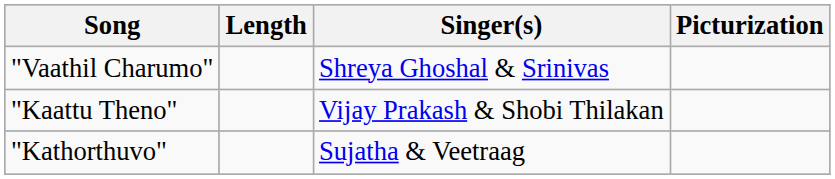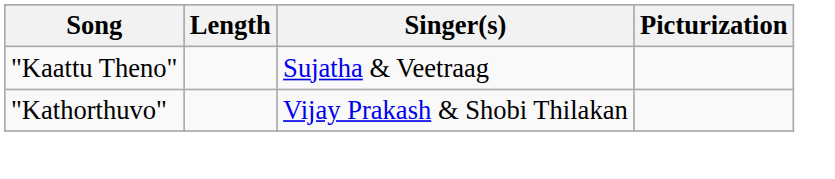- row: (112, 67)
(491, 109) Vijay Prakash & Shobi Thilakan -> (386, 67) Sujatha & Veetraag
(422, 151) Sujatha & Veetraag -> (455, 109) Vijay Prakash & Shobi Thilakan
